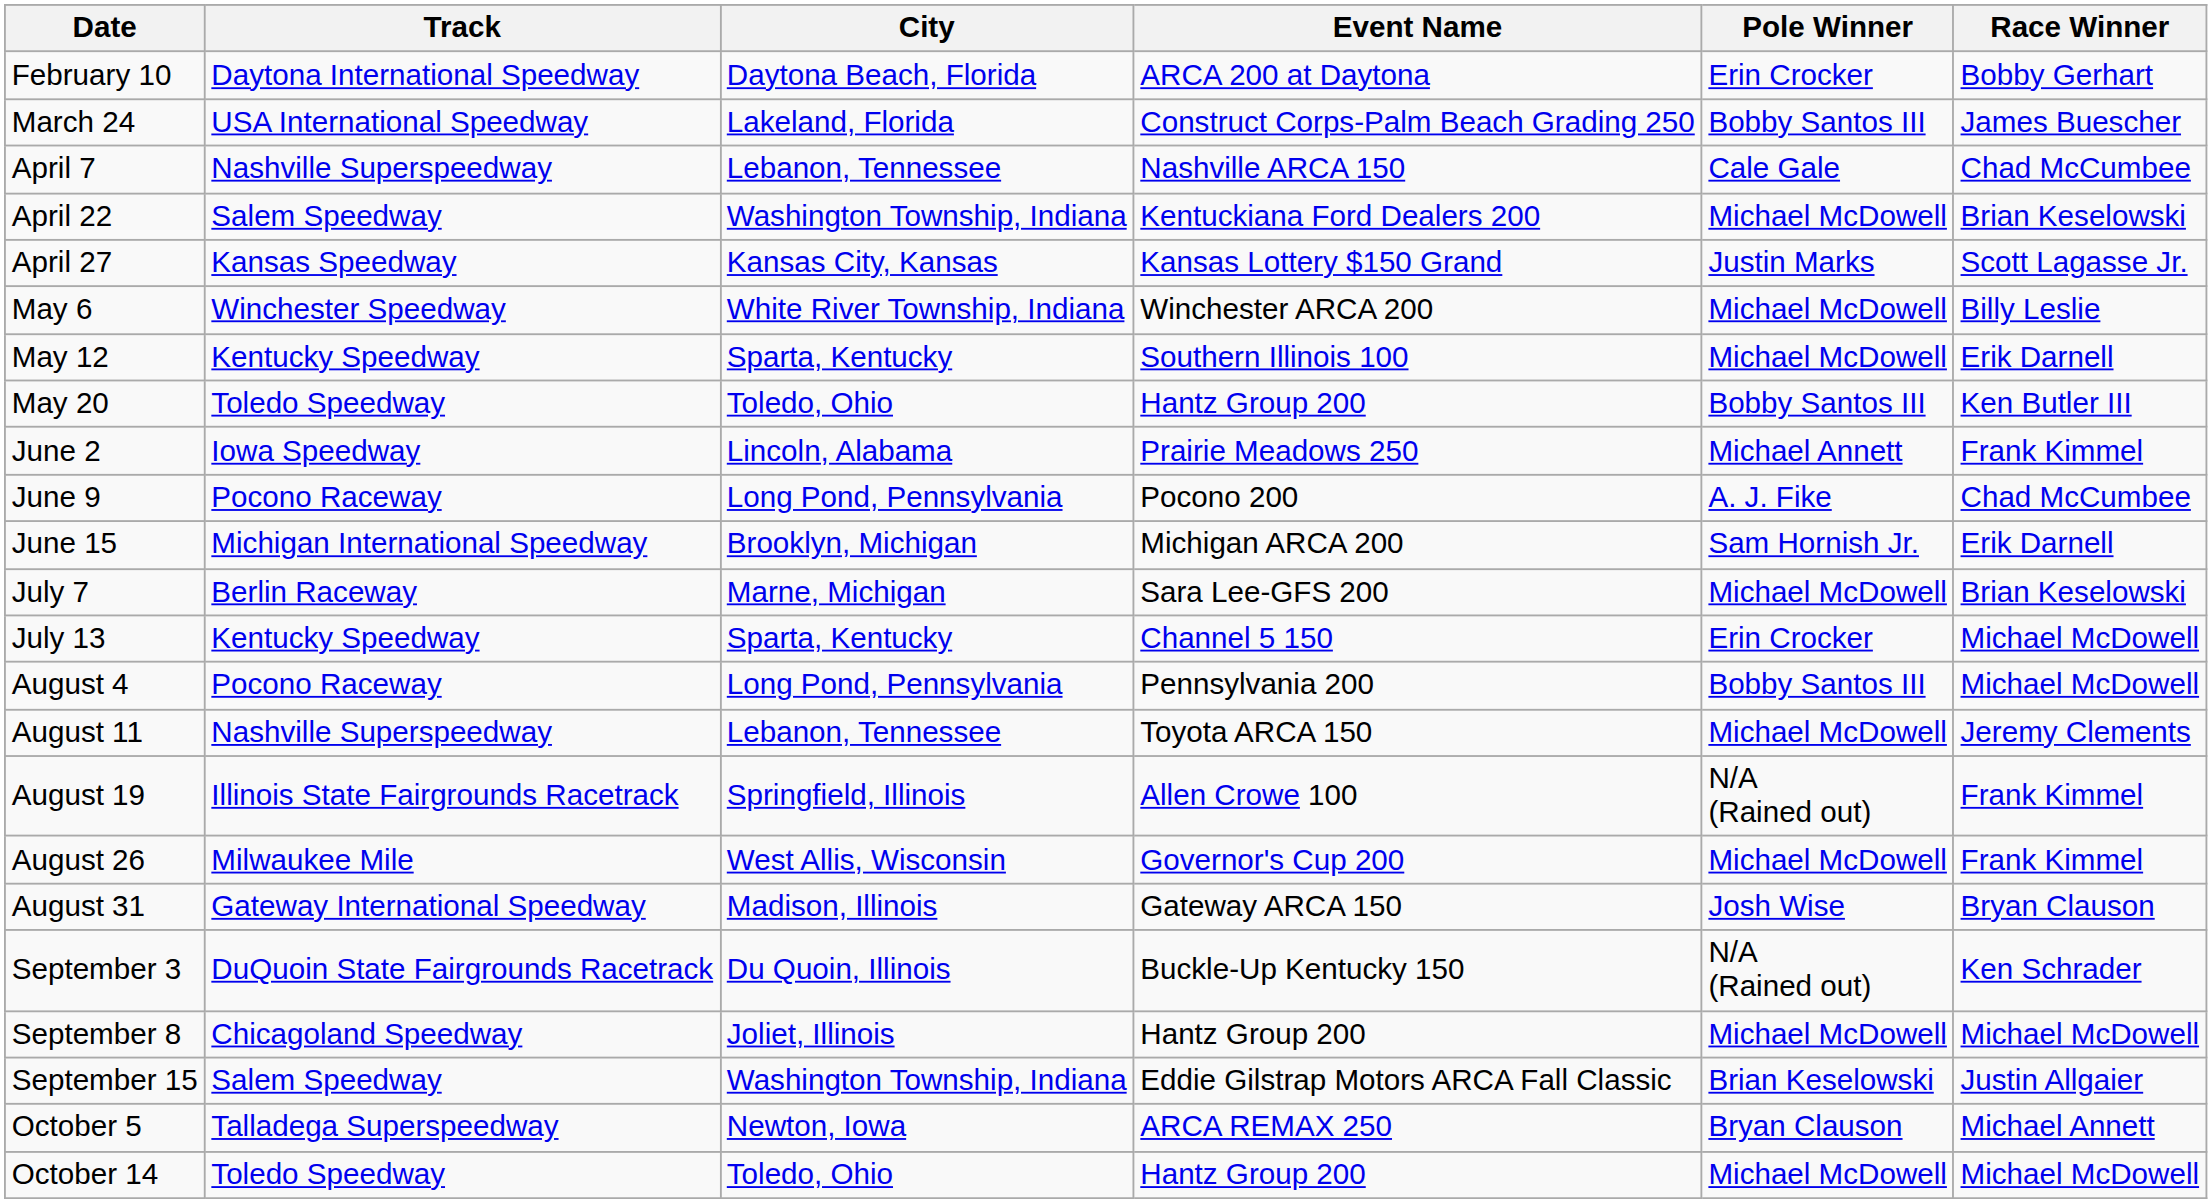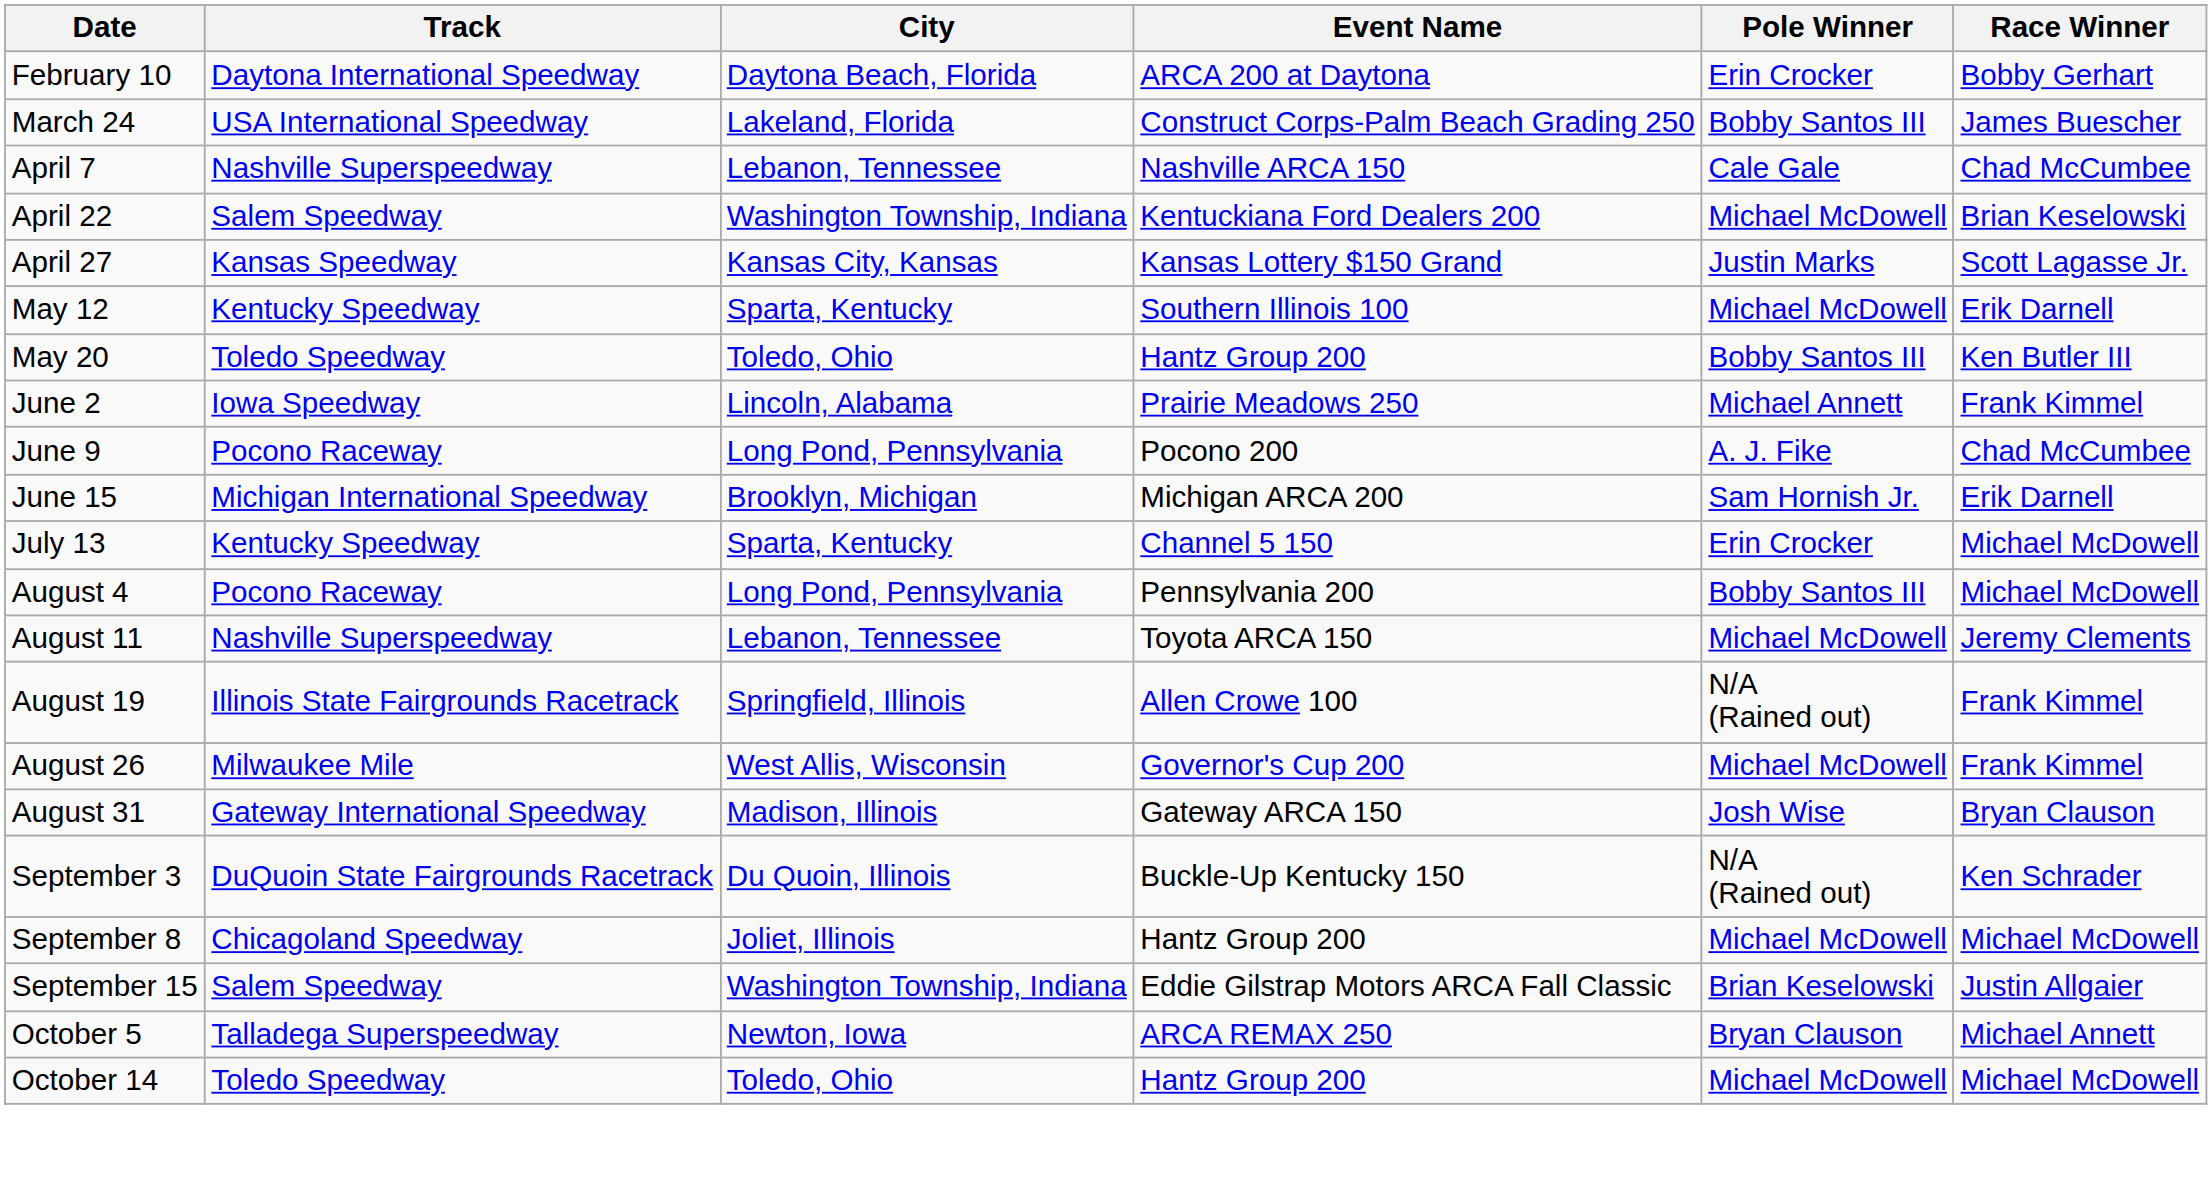- row: (52, 309)
- row: (50, 591)
